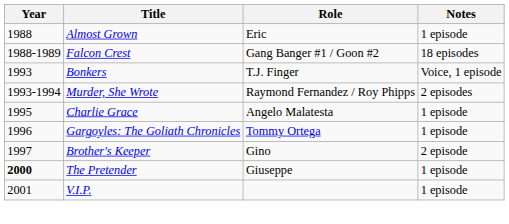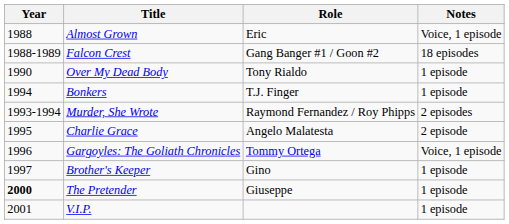(444, 33) 1 episode -> (461, 33) Voice, 1 episode
+ row: (117, 72)
(20, 72) 1993 -> (20, 92) 1994
(461, 72) Voice, 1 episode -> (444, 92) 1 episode
(444, 111) 1 episode -> (444, 131) 2 episode
(444, 131) 1 episode -> (461, 151) Voice, 1 episode
(444, 151) 2 episode -> (444, 170) 1 episode
